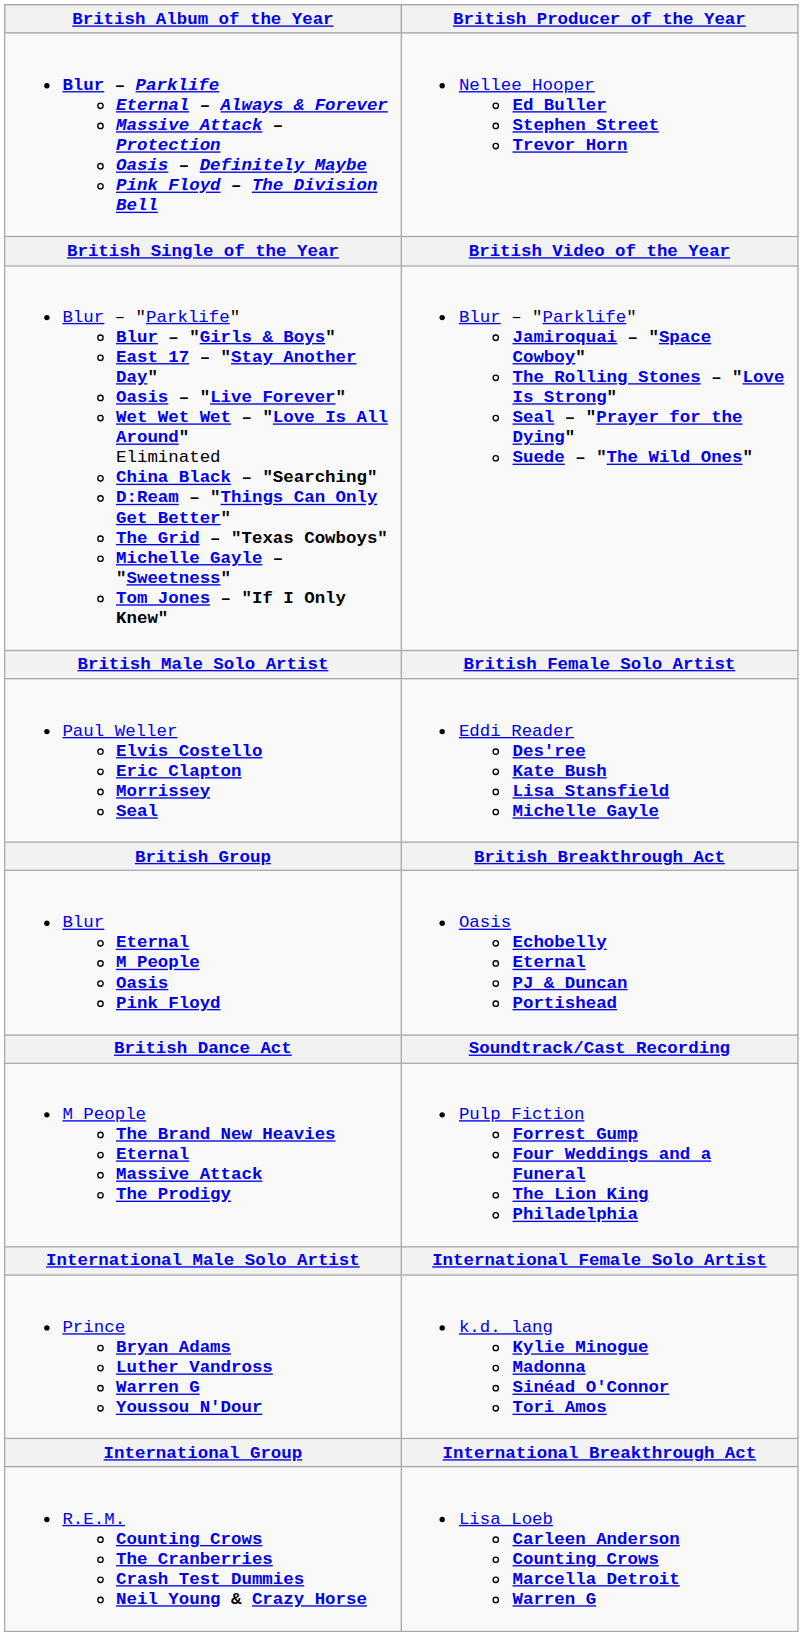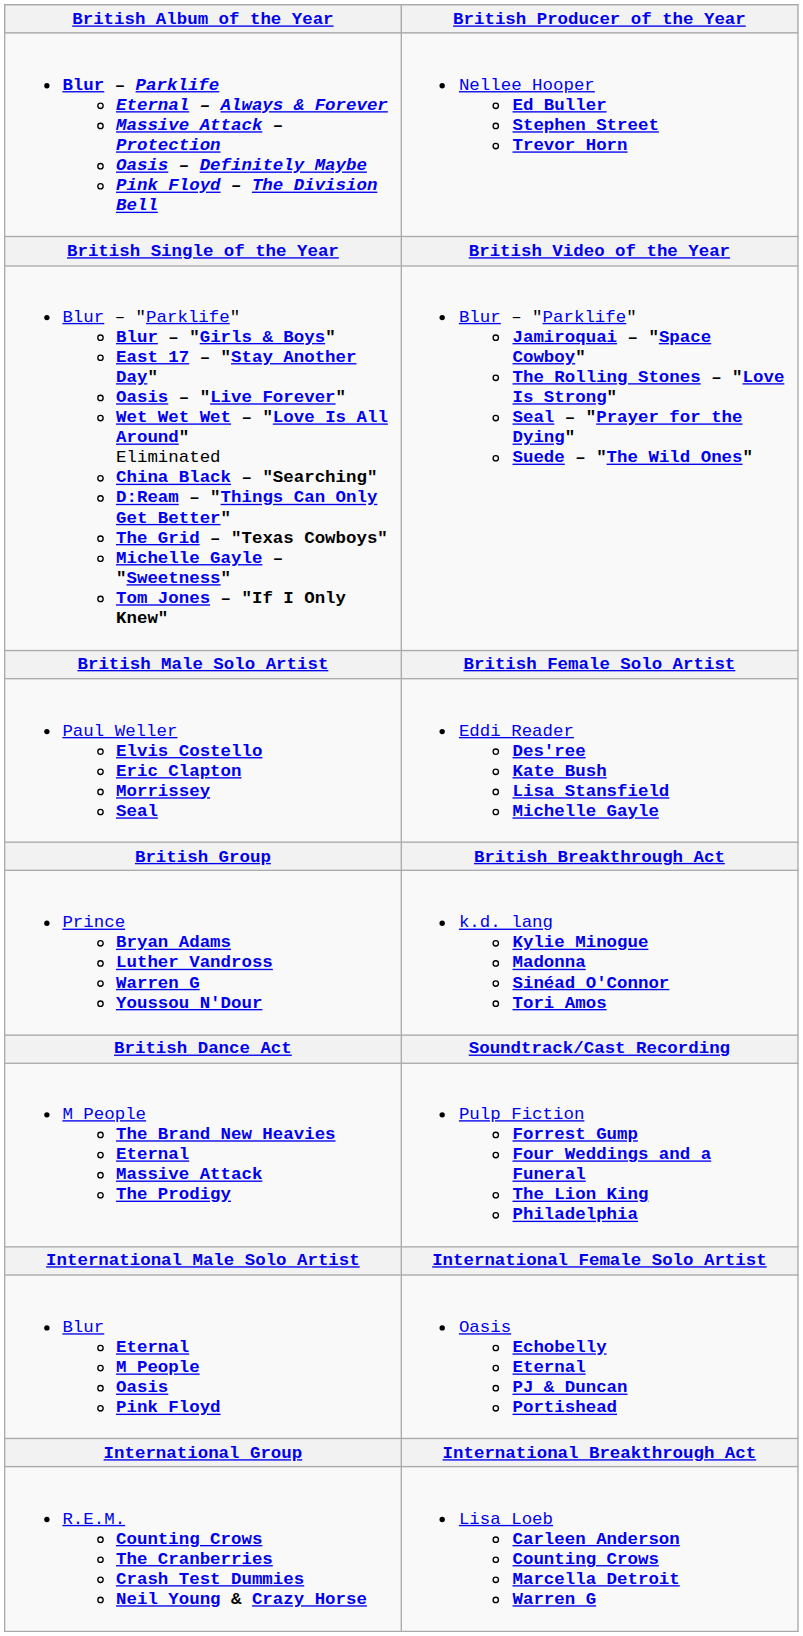rows swapped: (203, 963) <-> (203, 1367)
